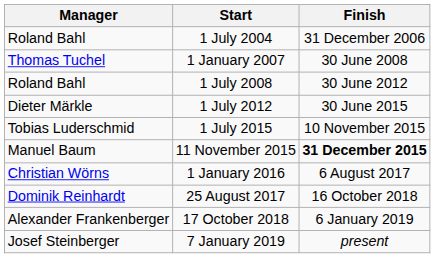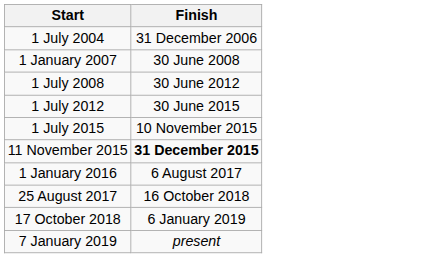- column: (88, 15)
